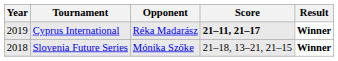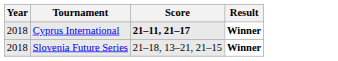- column: (165, 13)
(17, 30) 2019 -> (17, 30) 2018
